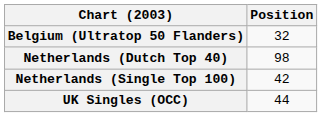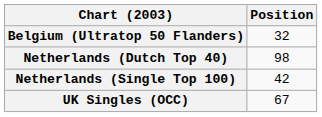(282, 101) 44 -> (282, 101) 67
